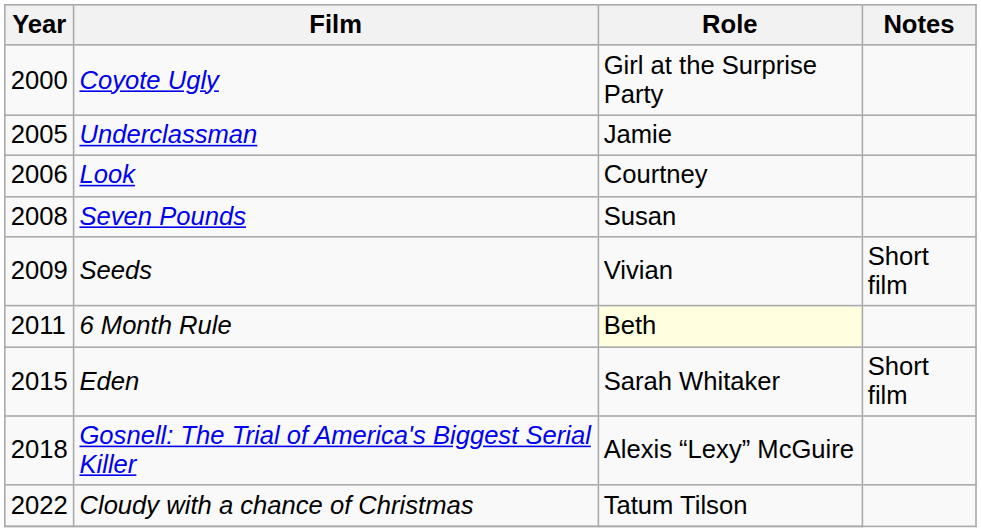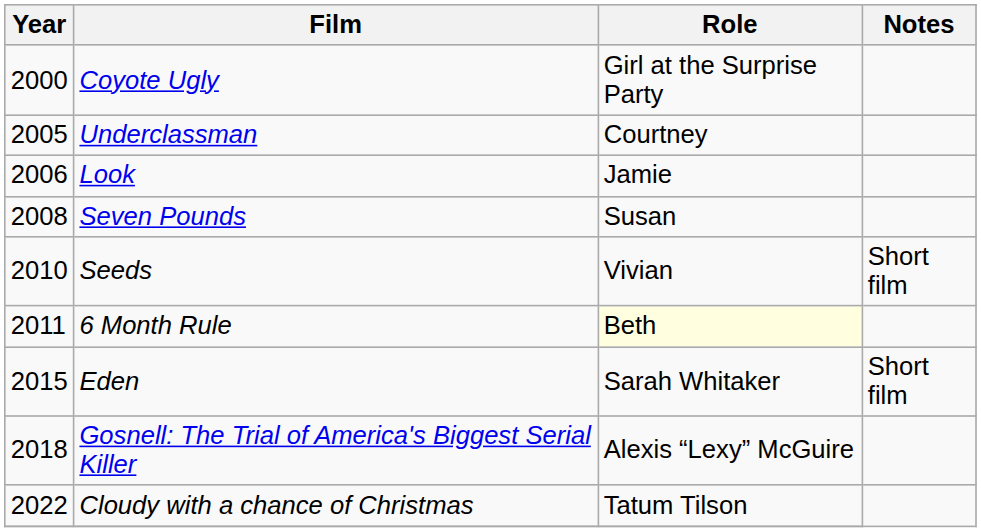(638, 134) Jamie -> (656, 134) Courtney
(656, 175) Courtney -> (638, 175) Jamie
(39, 271) 2009 -> (39, 271) 2010
